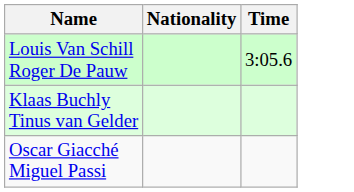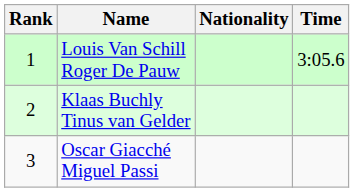+ column: (31, 19)
